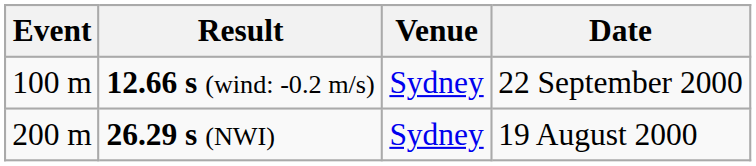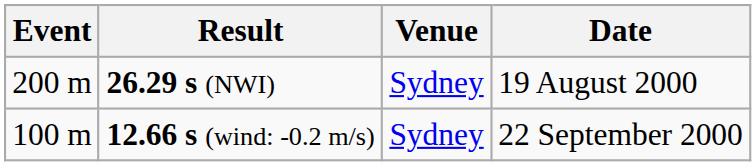rows swapped: (241, 82) <-> (191, 134)
